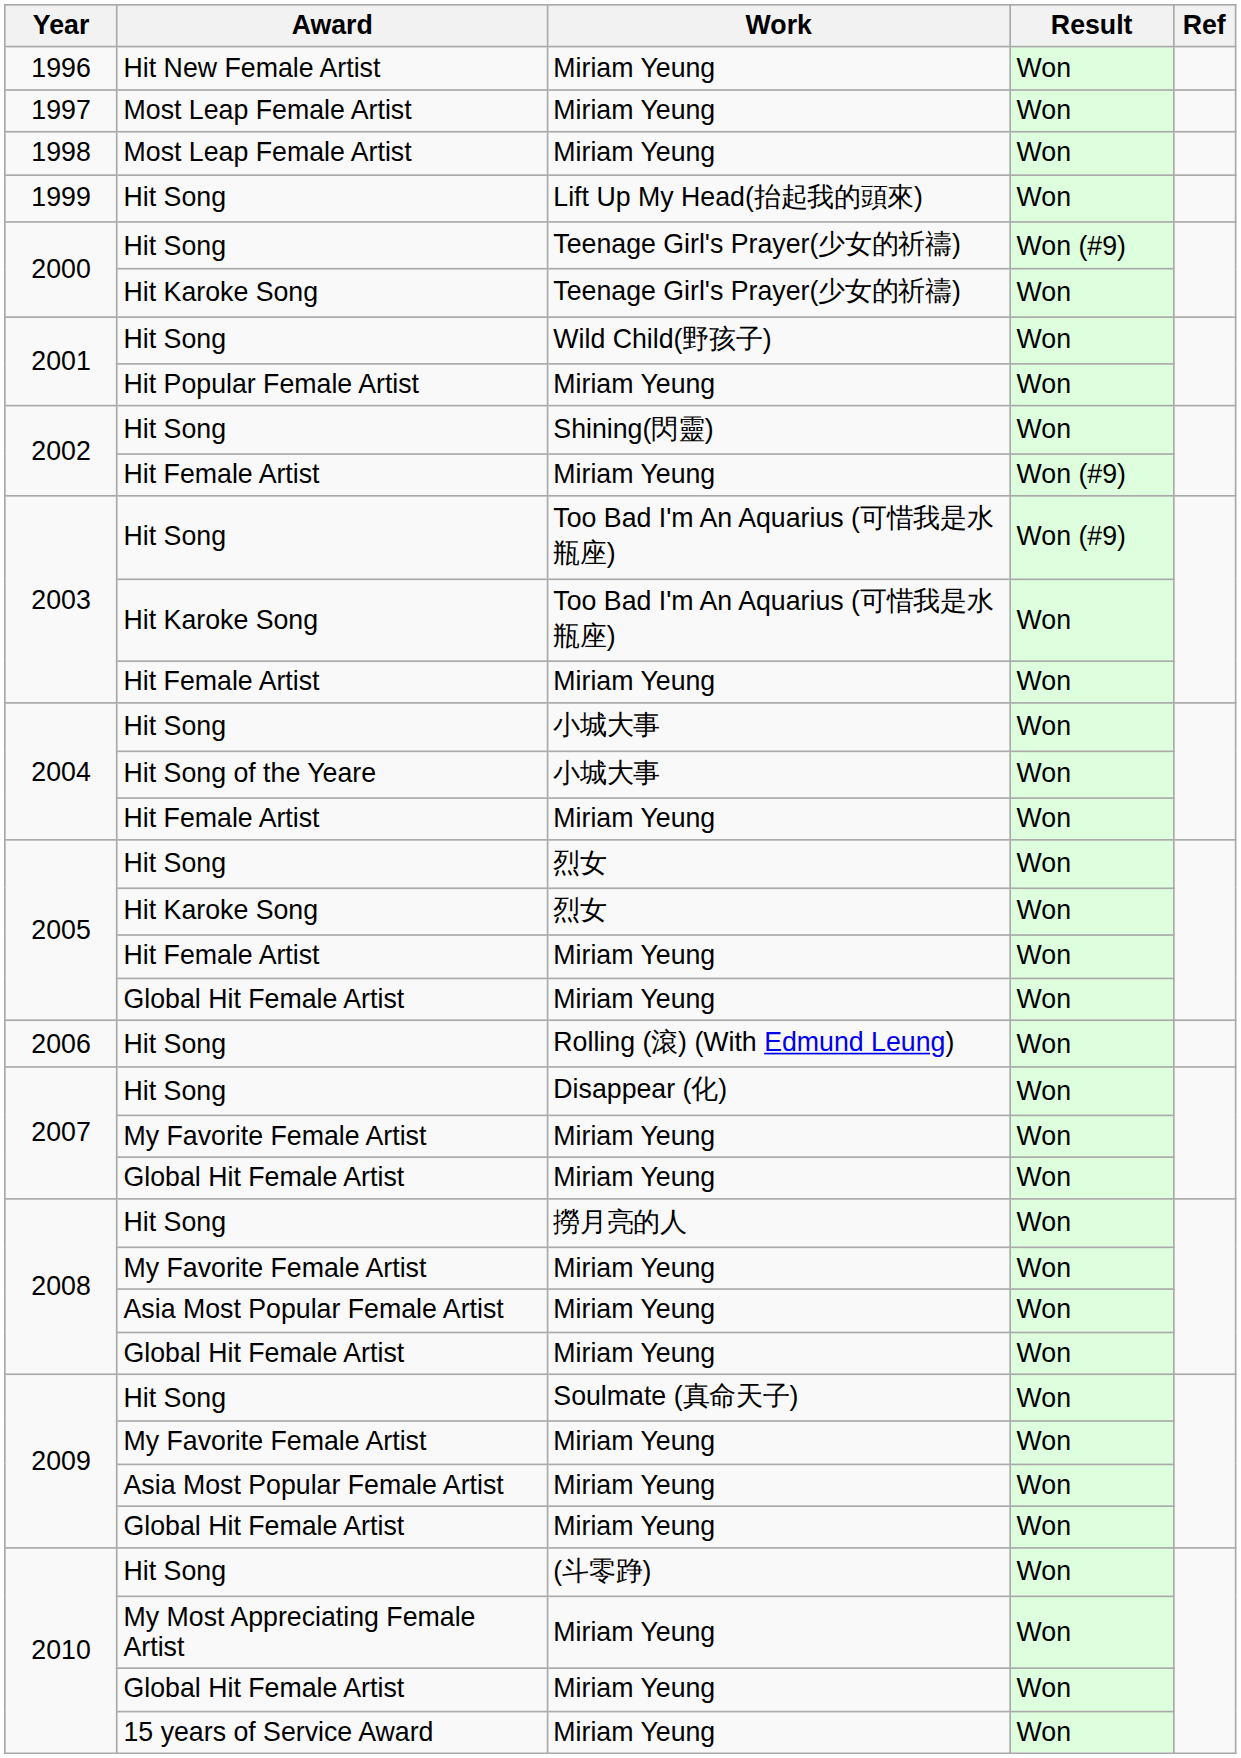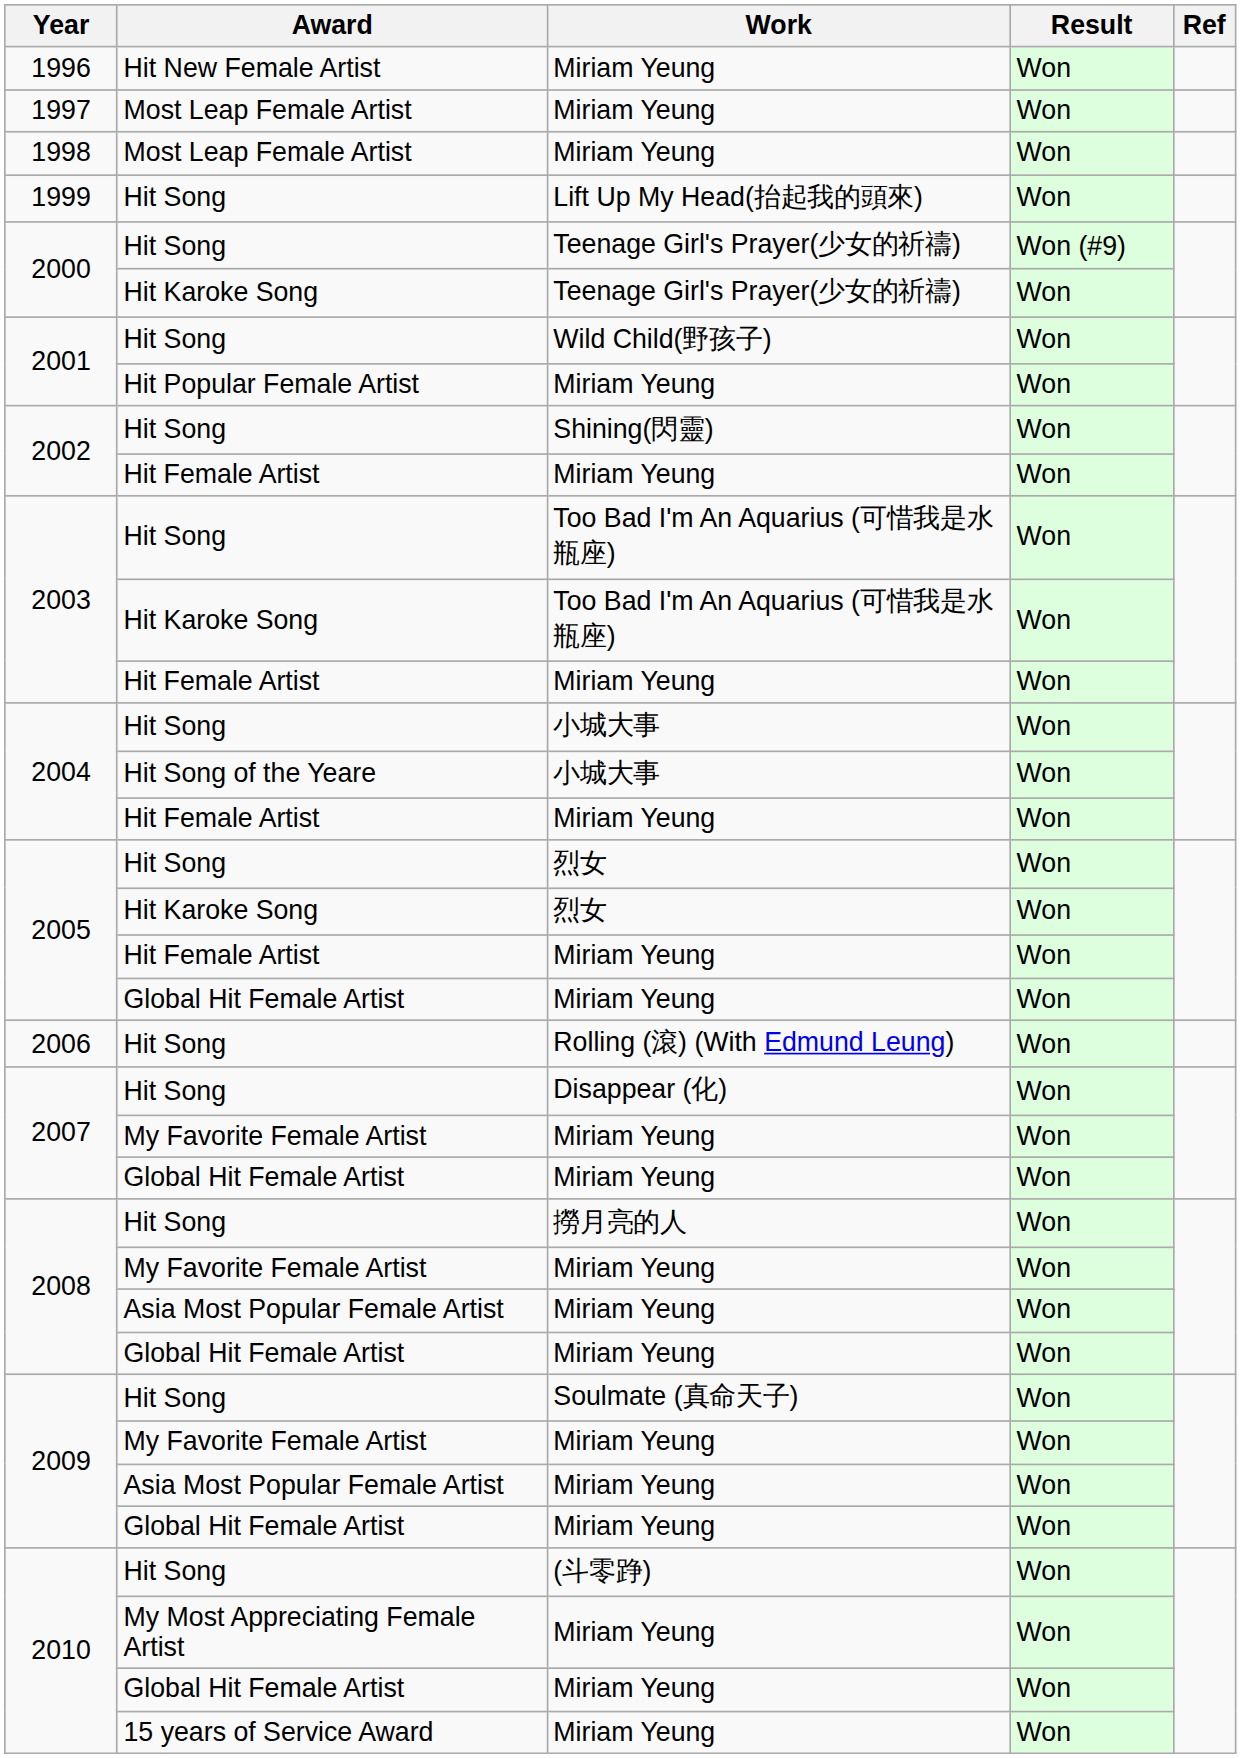(1092, 475) Won (#9) -> (1092, 475) Won
(1092, 537) Won (#9) -> (1092, 537) Won
